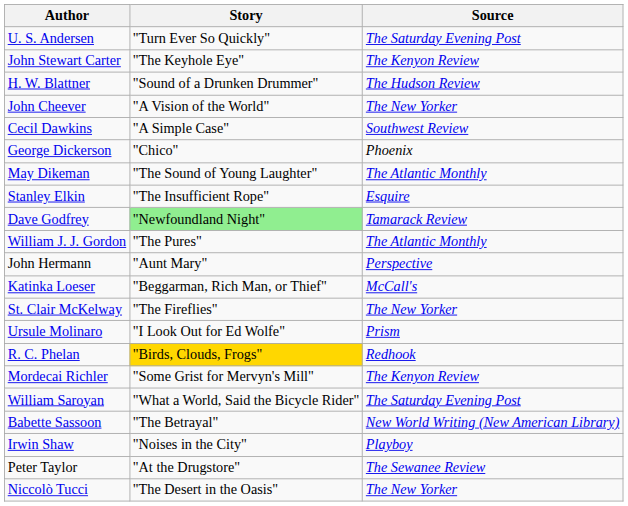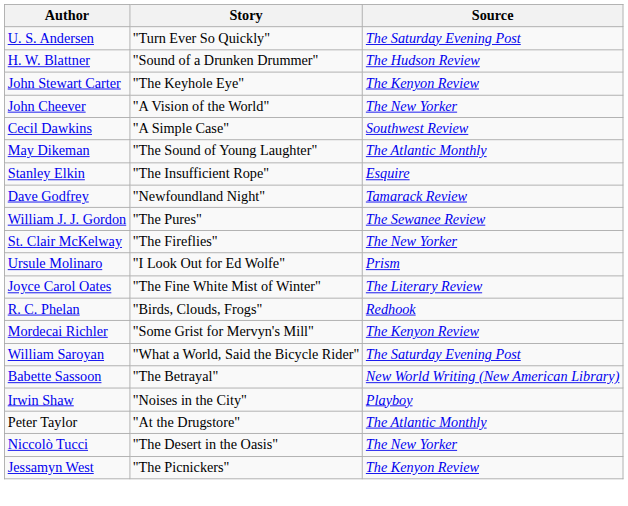rows swapped: (49, 83) <-> (64, 60)
- row: (60, 151)
(199, 219) lightgreen background -> (199, 196) no background
(426, 241) The Atlantic Monthly -> (426, 219) The Sewanee Review
- row: (49, 264)
- row: (51, 286)
+ row: (60, 286)
(198, 354) gold background -> (198, 309) no background
(426, 467) The Sewanee Review -> (426, 422) The Atlantic Monthly
+ row: (51, 467)
